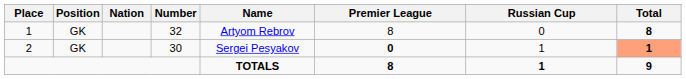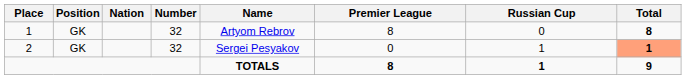(176, 48) 30 -> (176, 48) 32
(390, 48) bold -> (390, 48) normal
